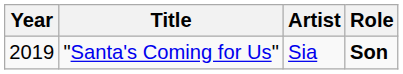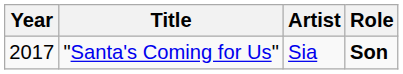(32, 52) 2019 -> (32, 52) 2017
